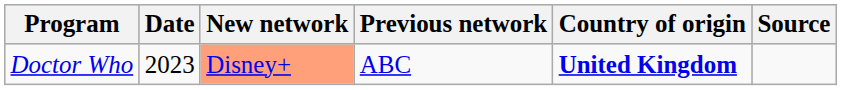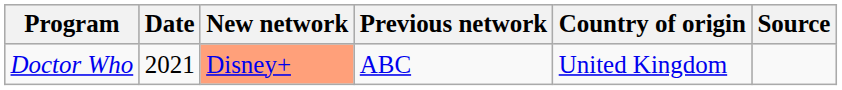(170, 63) 2023 -> (170, 63) 2021
(648, 63) bold -> (643, 63) normal
